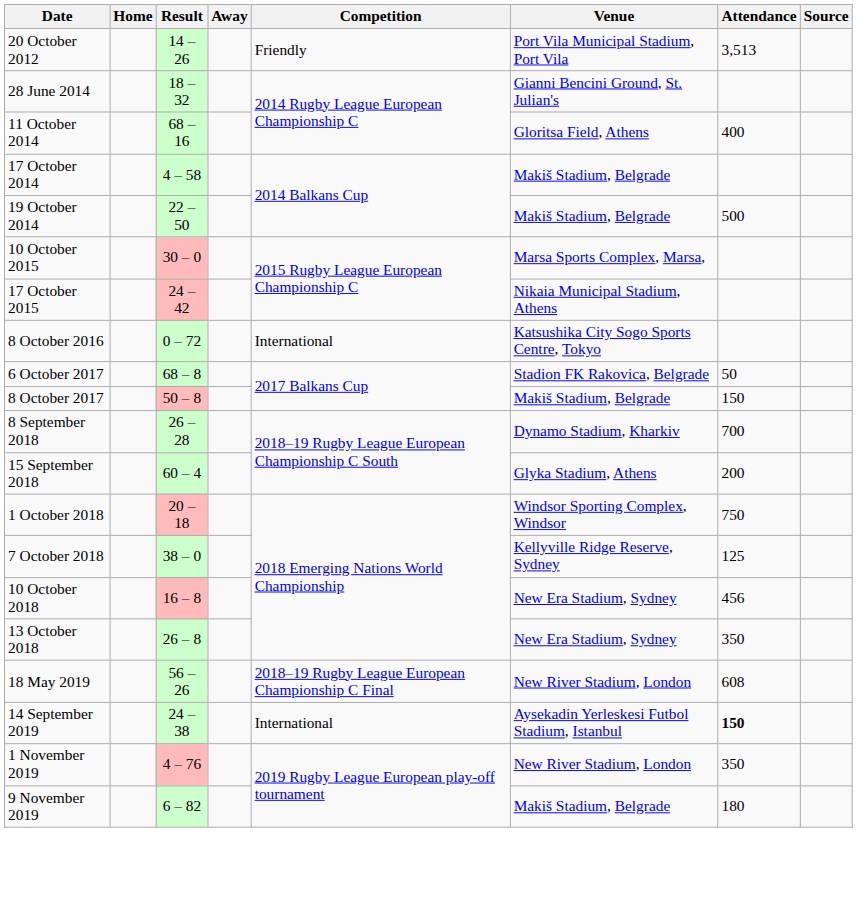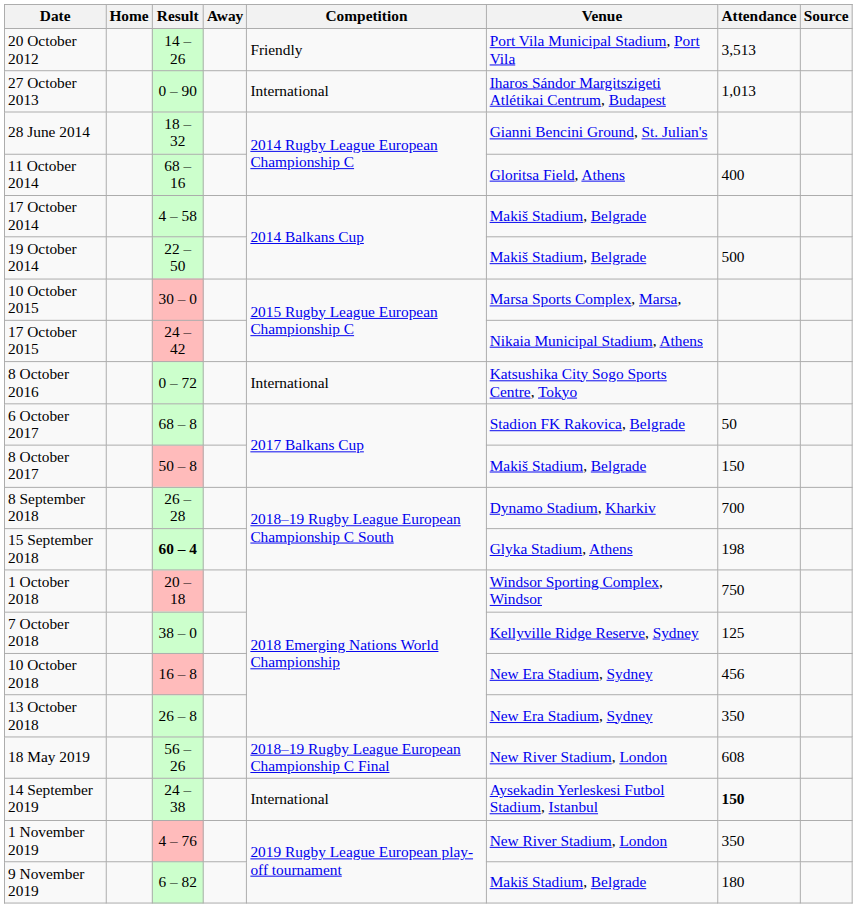+ row: (42, 91)
(182, 473) normal -> (178, 549) bold
(733, 473) 200 -> (733, 549) 198
